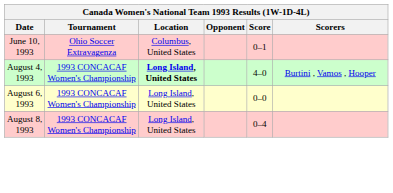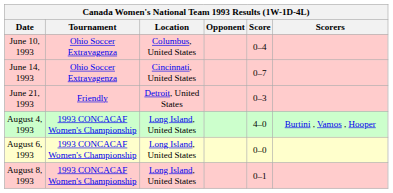(260, 47) 0–1 -> (260, 47) 0–4
+ row: (25, 73)
+ row: (25, 98)
(171, 73) bold -> (172, 124) normal
(260, 124) 0–4 -> (260, 176) 0–1
